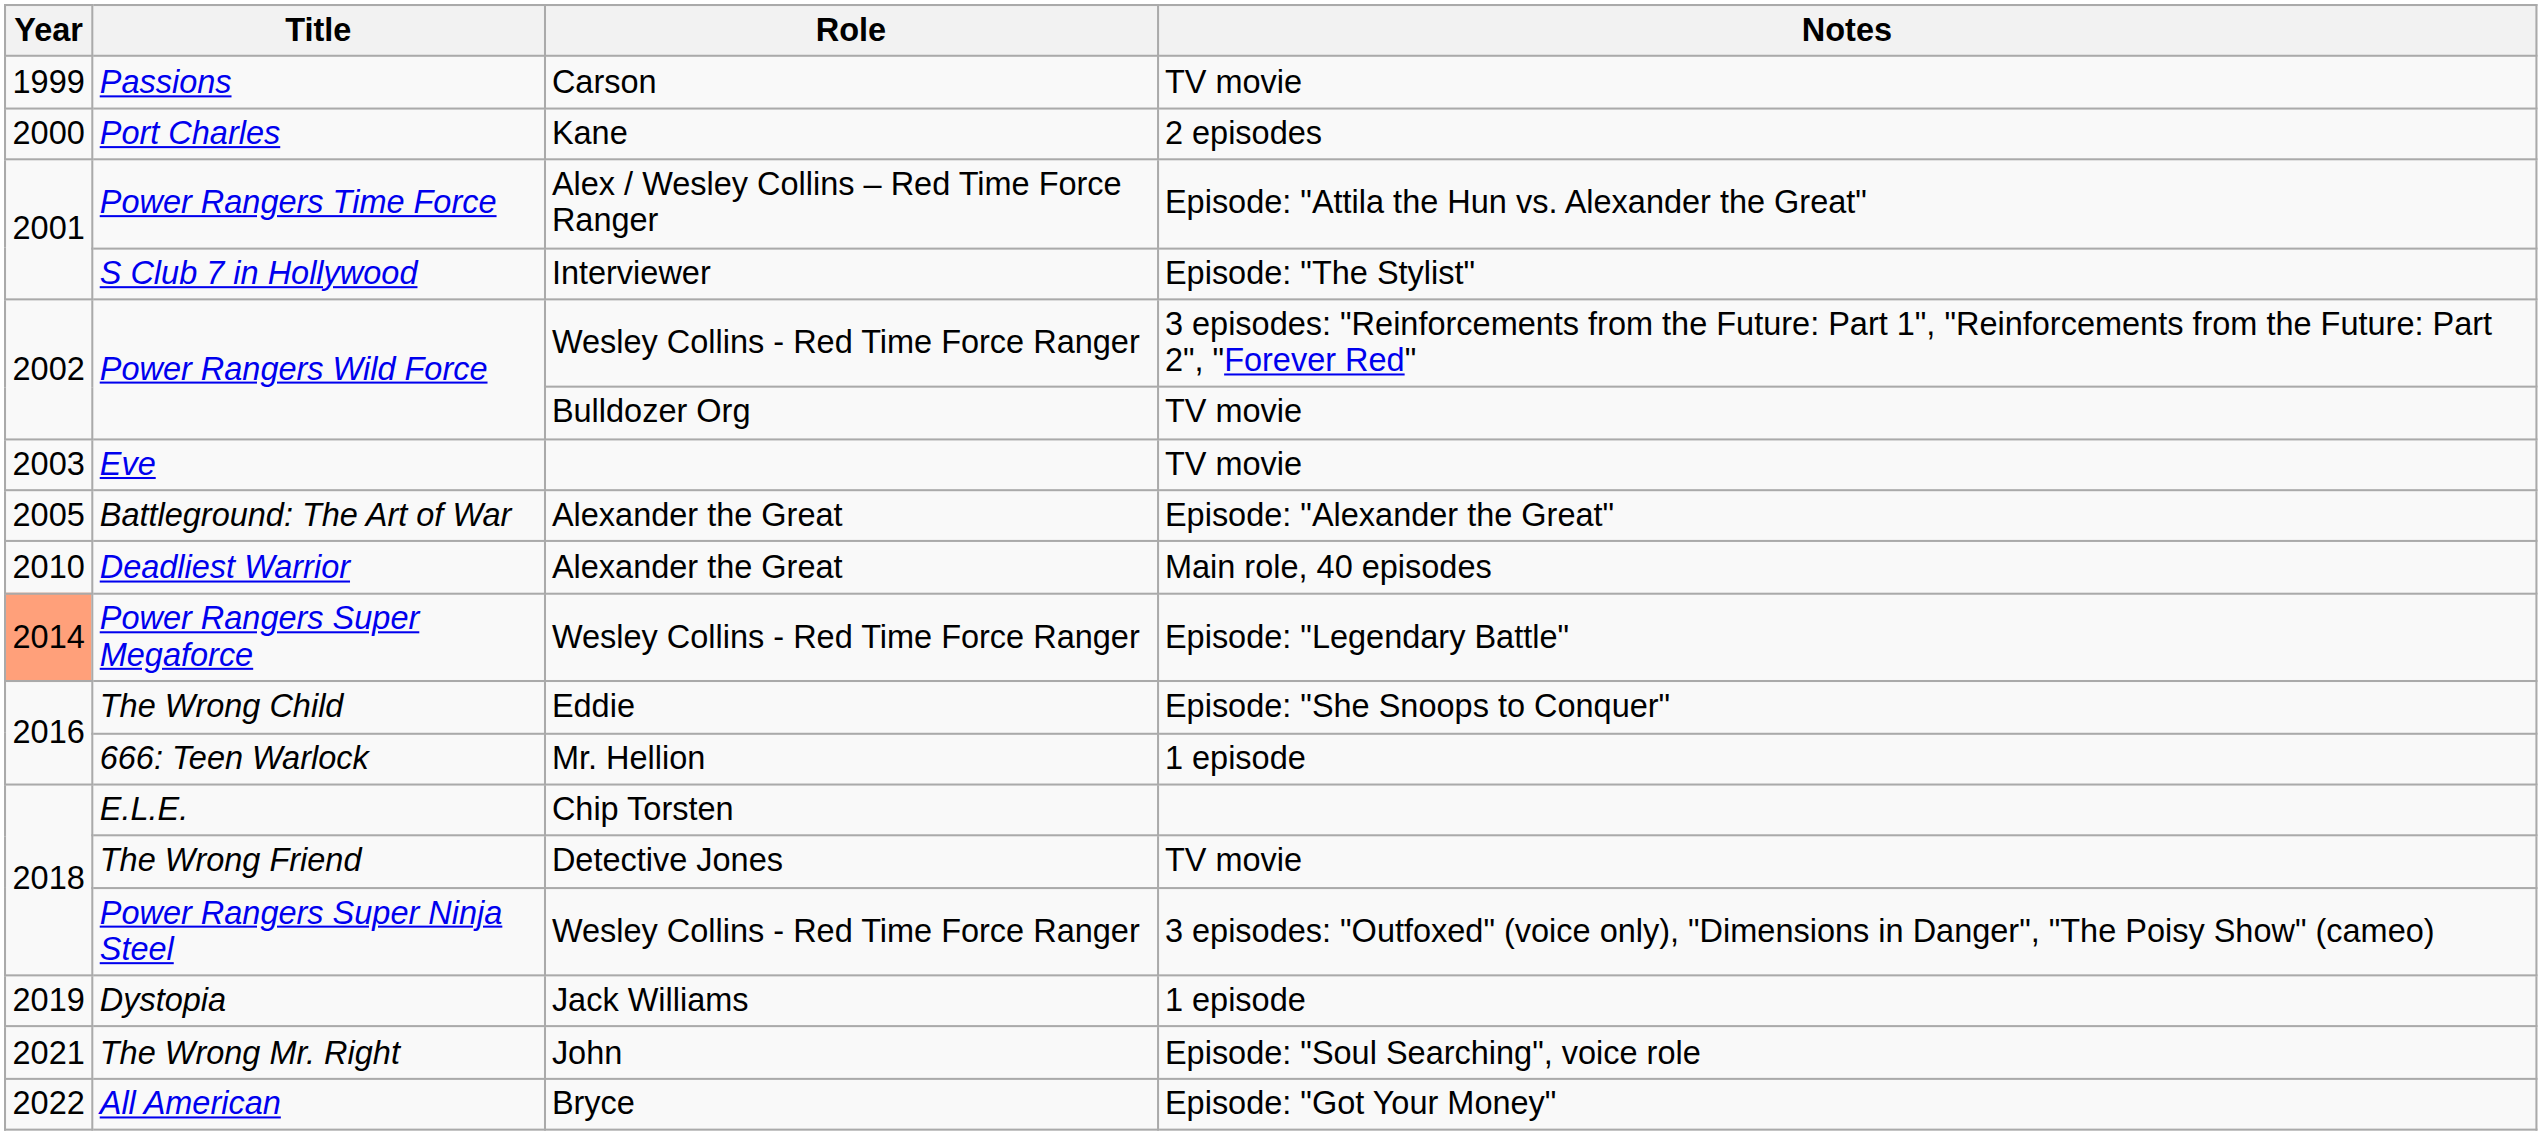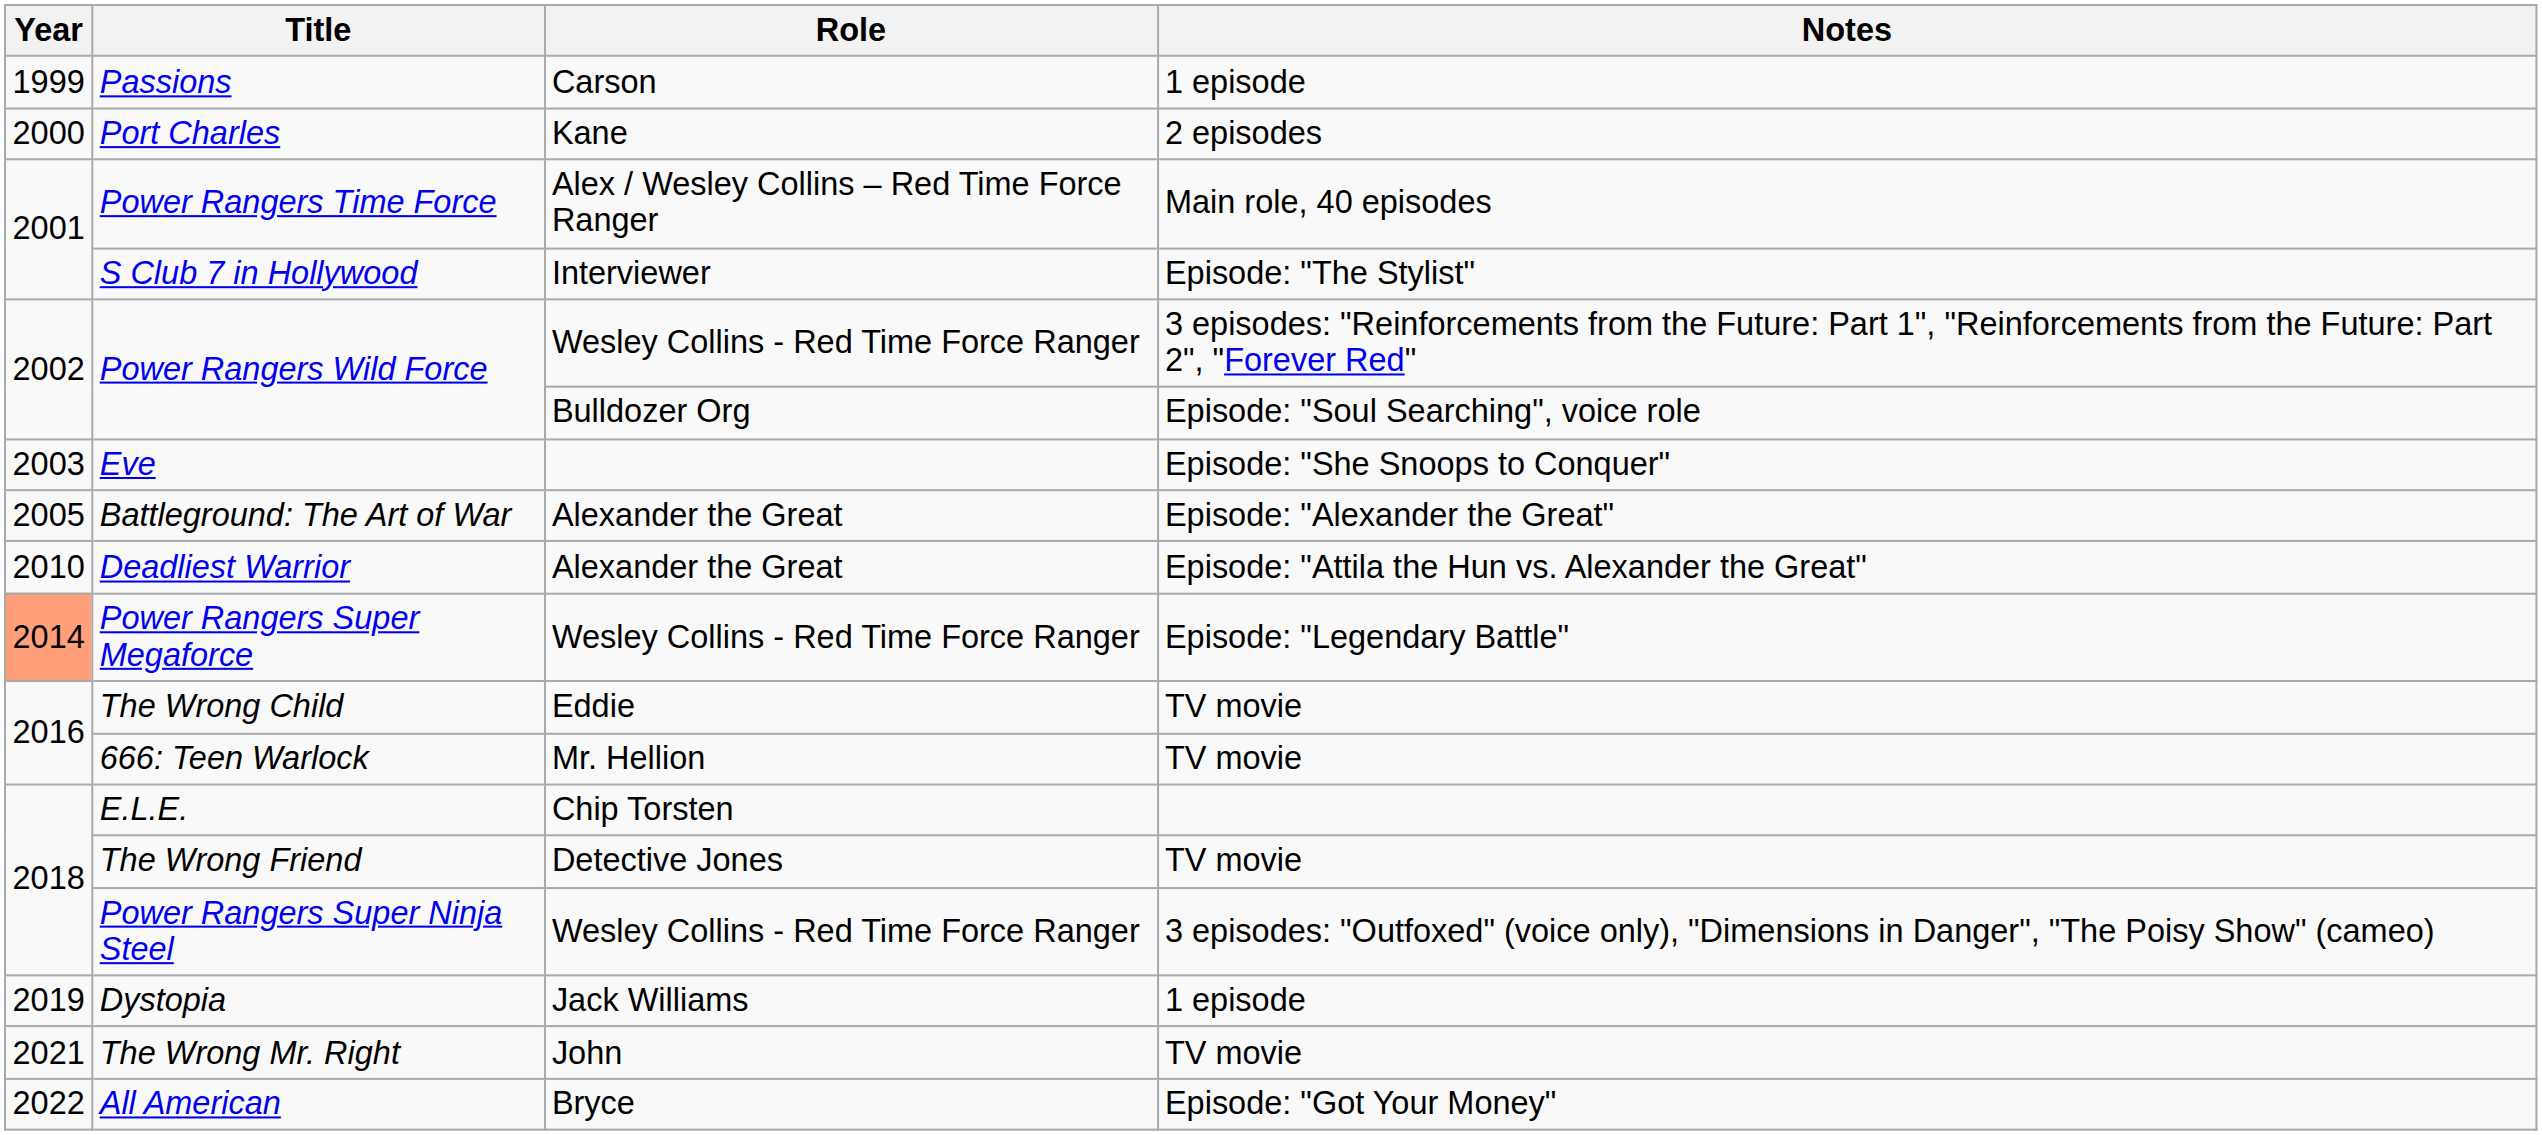(1234, 81) TV movie -> (1235, 81) 1 episode
(1516, 203) Episode: "Attila the Hun vs. Alexander the Great" -> (1328, 203) Main role, 40 episodes
(1234, 412) TV movie -> (1433, 412) Episode: "Soul Searching", voice role
(1234, 463) TV movie -> (1418, 463) Episode: "She Snoops to Conquer"
(1328, 566) Main role, 40 episodes -> (1516, 566) Episode: "Attila the Hun vs. Alexander the Great"
(1418, 706) Episode: "She Snoops to Conquer" -> (1234, 706) TV movie
(1235, 758) 1 episode -> (1234, 758) TV movie
(1433, 1052) Episode: "Soul Searching", voice role -> (1234, 1052) TV movie
